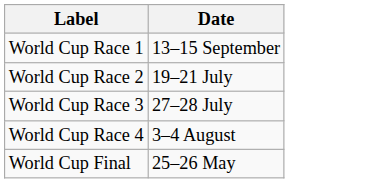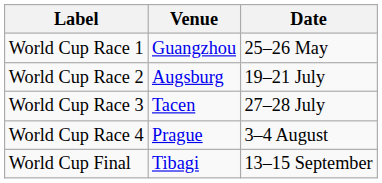+ column: (194, 18)
(216, 47) 13–15 September -> (286, 47) 25–26 May
(194, 163) 25–26 May -> (309, 163) 13–15 September
